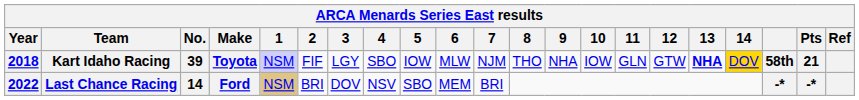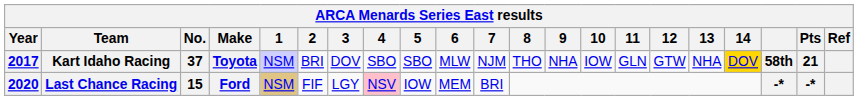(23, 61) 2018 -> (23, 61) 2017
(195, 61) 39 -> (195, 61) 37
(312, 61) FIF -> (312, 61) BRI
(346, 61) LGY -> (346, 61) DOV
(417, 61) IOW -> (417, 61) SBO
(707, 61) bold -> (707, 61) normal
(23, 84) 2022 -> (23, 84) 2020
(195, 84) 14 -> (195, 84) 15
(312, 84) BRI -> (312, 84) FIF
(346, 84) DOV -> (346, 84) LGY
(382, 84) no background -> (382, 84) pink background
(417, 84) SBO -> (417, 84) IOW
